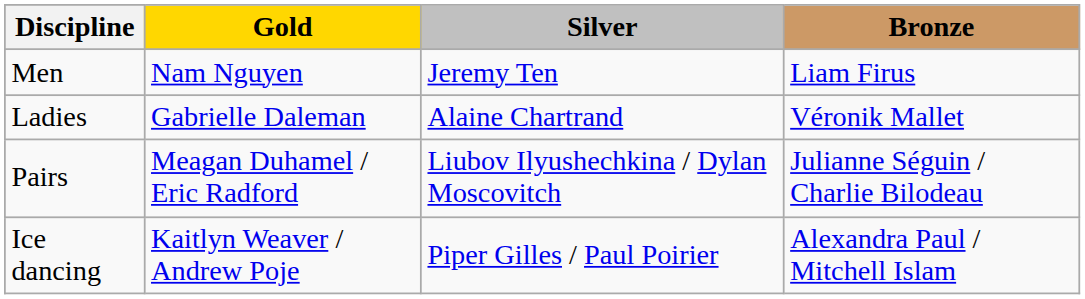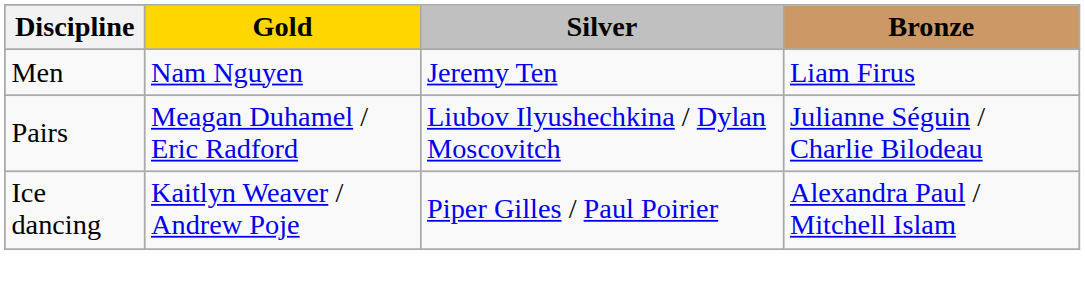- row: (49, 116)
